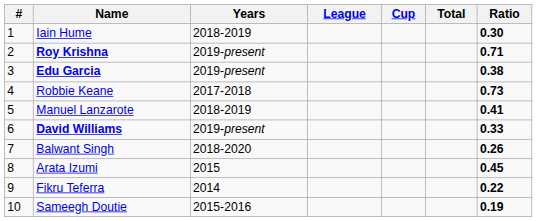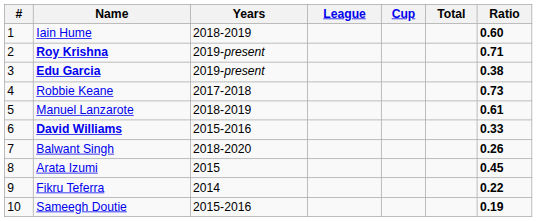(492, 33) 0.30 -> (492, 33) 0.60
(492, 110) 0.41 -> (492, 110) 0.61
(229, 129) 2019-present -> (222, 129) 2015-2016
